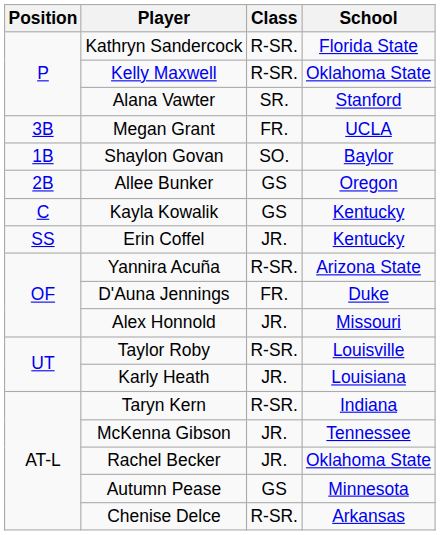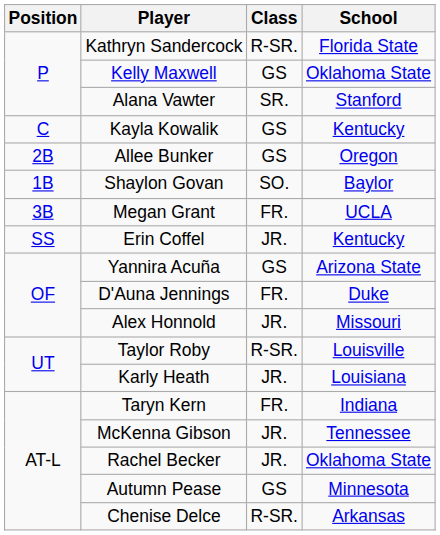(274, 73) R-SR. -> (274, 73) GS
rows swapped: (164, 211) <-> (164, 128)
rows swapped: (164, 156) <-> (164, 184)
(274, 267) R-SR. -> (274, 267) GS
(274, 405) R-SR. -> (274, 405) FR.
